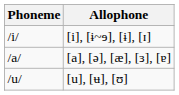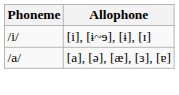- row: (97, 79)
